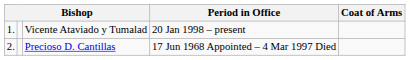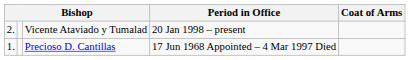(11, 30) 1. -> (11, 30) 2.
(11, 47) 2. -> (11, 47) 1.
